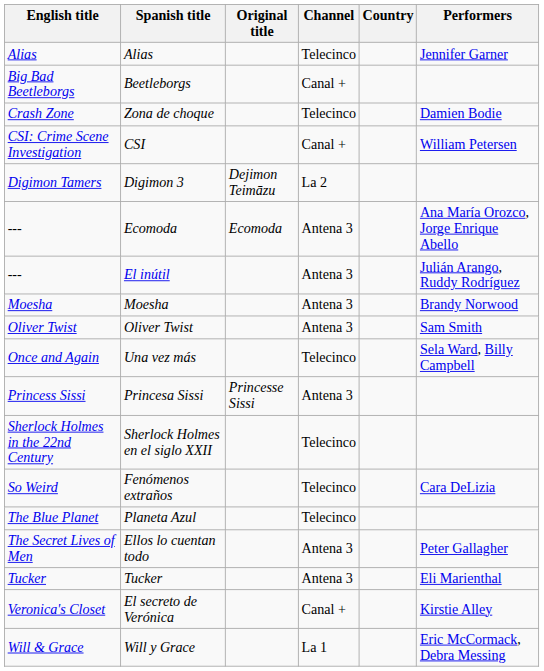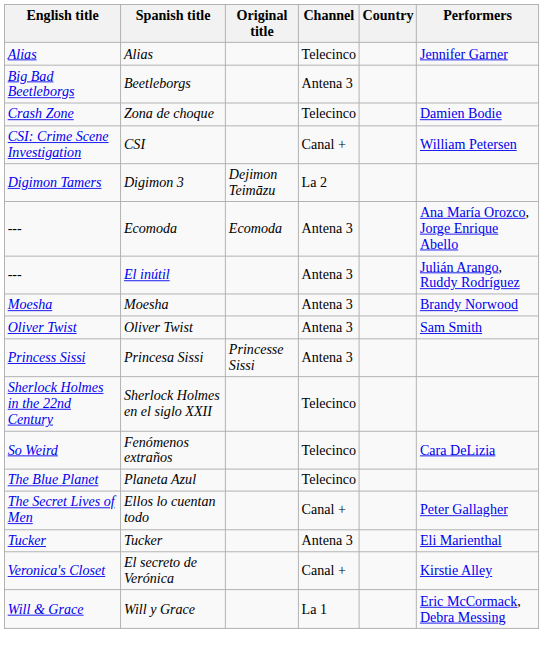(324, 84) Canal + -> (327, 84) Antena 3
- row: (160, 357)
(327, 548) Antena 3 -> (324, 510) Canal +
